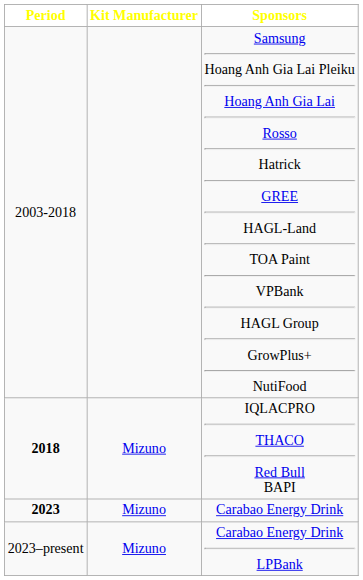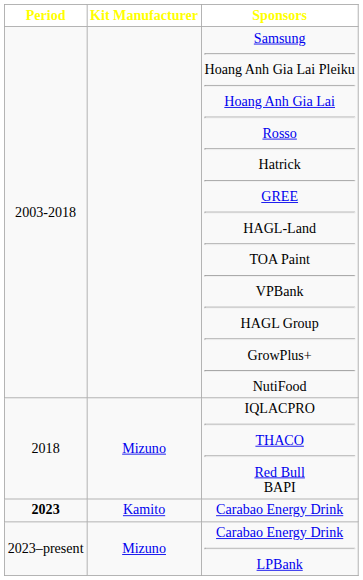(46, 448) bold -> (46, 448) normal
(144, 510) Mizuno -> (144, 510) Kamito
